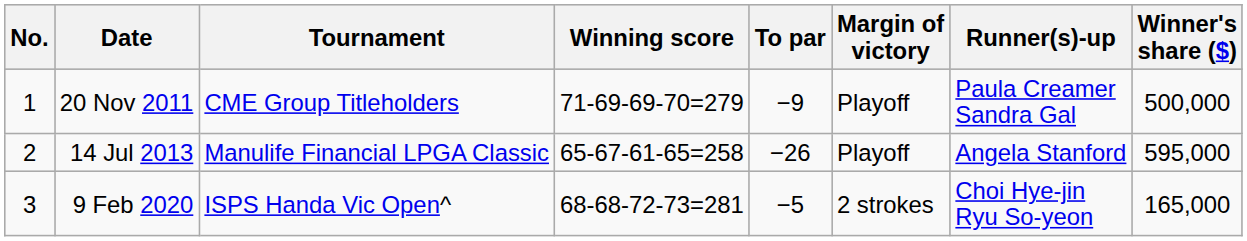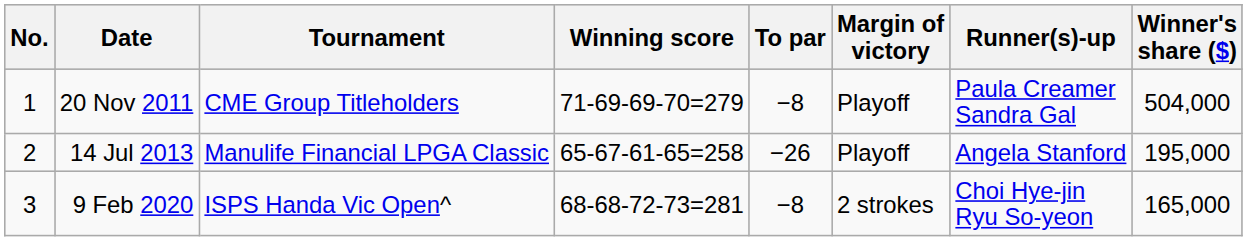(790, 102) −9 -> (790, 102) −8
(1187, 102) 500,000 -> (1187, 102) 504,000
(1187, 153) 595,000 -> (1187, 153) 195,000
(790, 204) −5 -> (790, 204) −8
